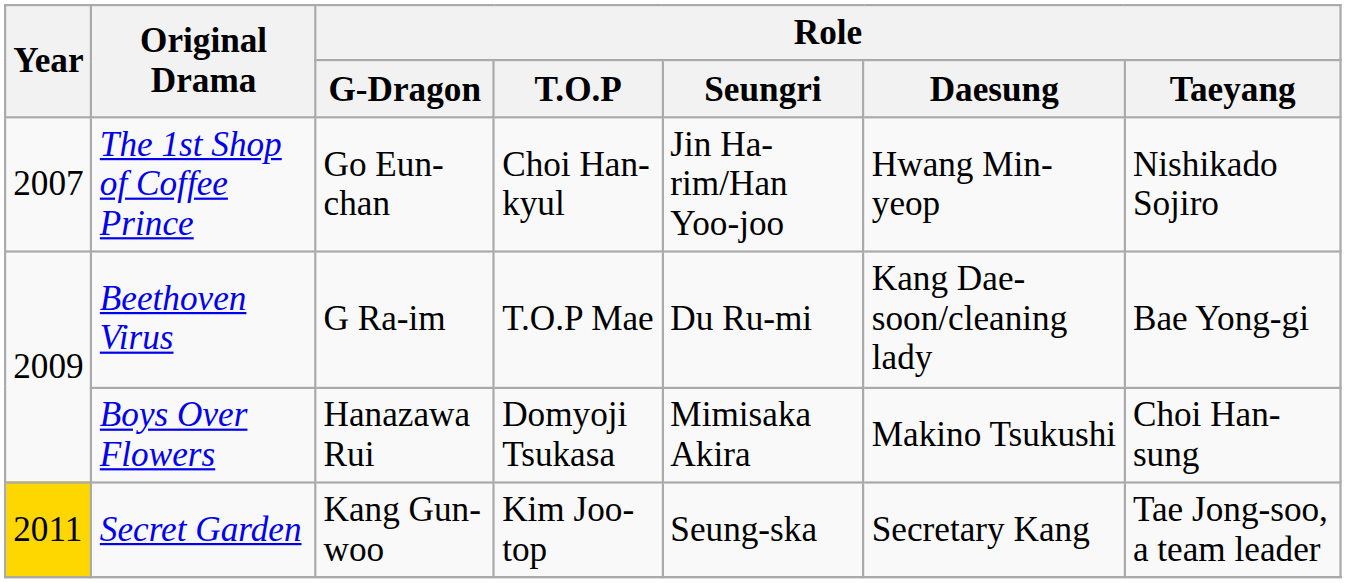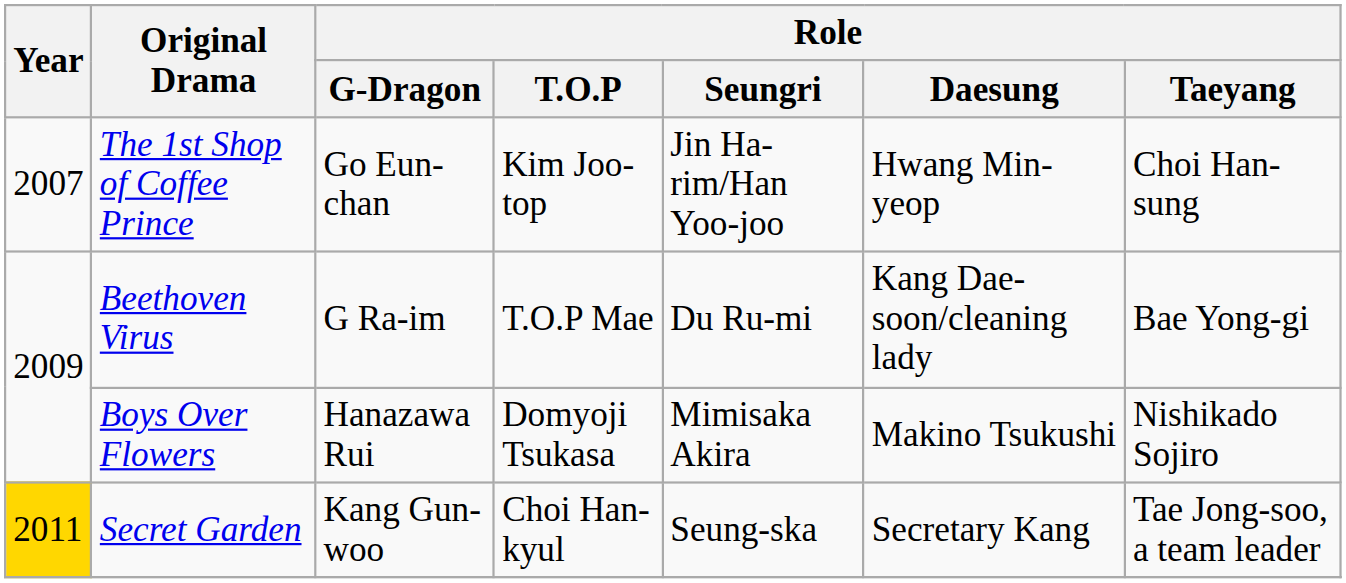(576, 183) Choi Han-kyul -> (568, 183) Kim Joo-top
(1205, 183) Nishikado Sojiro -> (1207, 183) Choi Han-sung
(1207, 433) Choi Han-sung -> (1205, 433) Nishikado Sojiro
(568, 529) Kim Joo-top -> (576, 529) Choi Han-kyul
